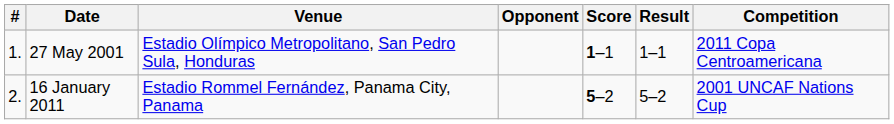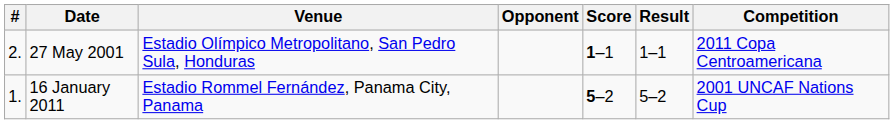(15, 52) 1. -> (15, 52) 2.
(15, 96) 2. -> (15, 96) 1.
